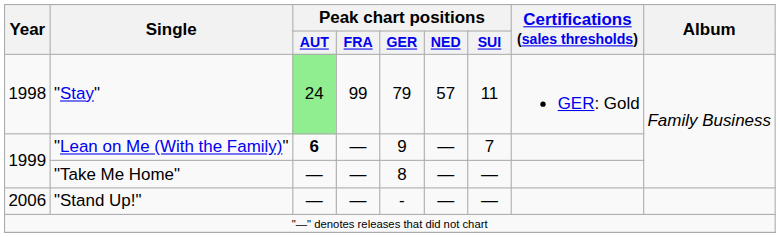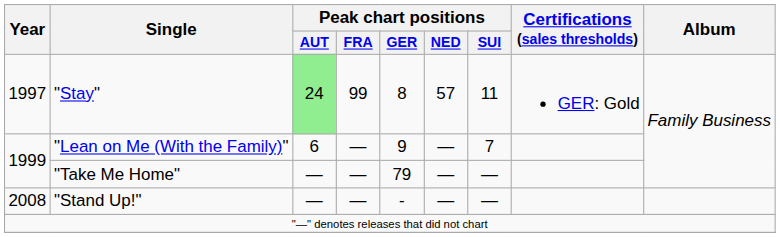(27, 93) 1998 -> (27, 93) 1997
(402, 93) 79 -> (402, 93) 8
(314, 147) bold -> (314, 147) normal
(402, 174) 8 -> (402, 174) 79
(27, 201) 2006 -> (27, 201) 2008
